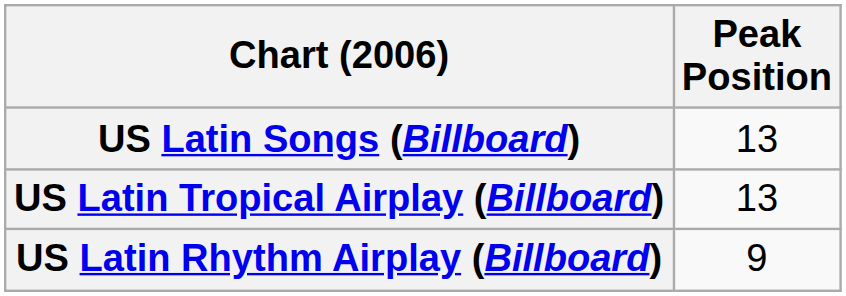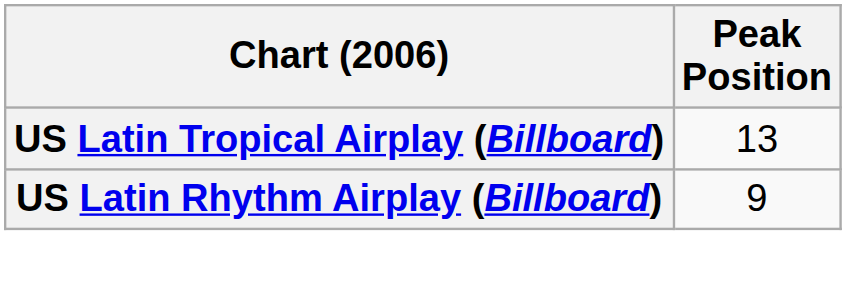- row: (339, 137)
